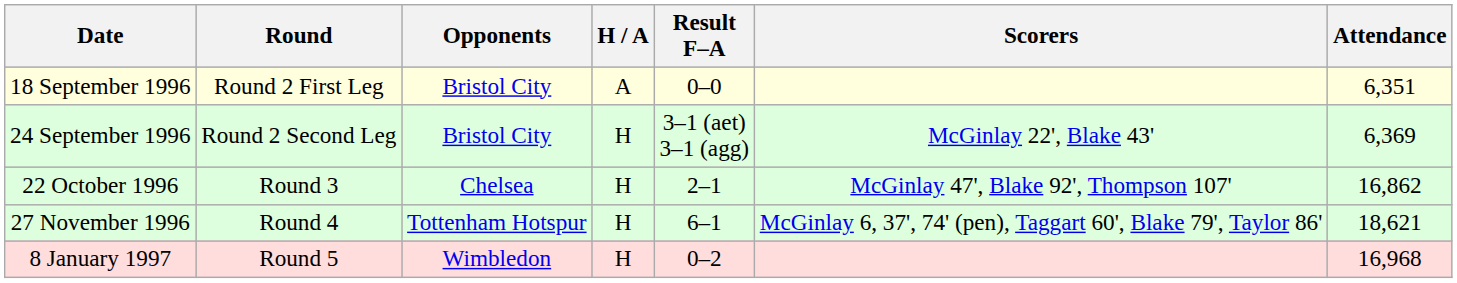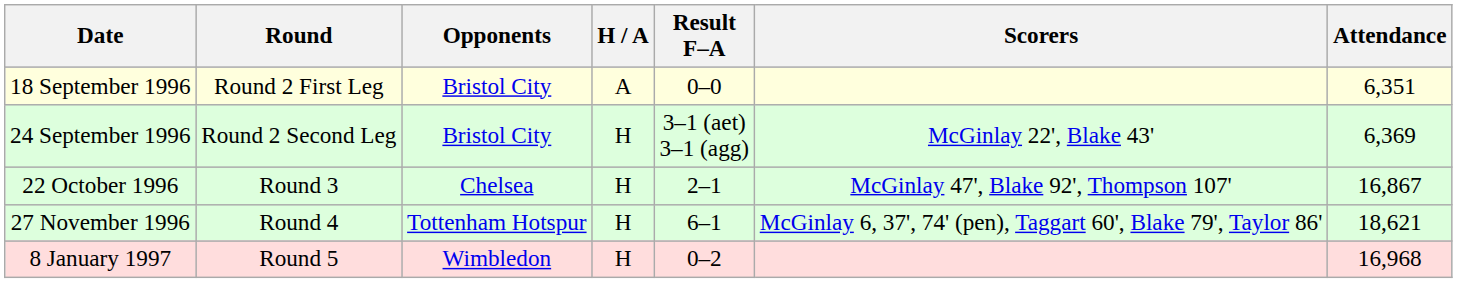(1390, 185) 16,862 -> (1390, 185) 16,867
